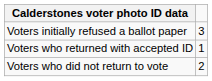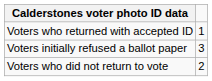rows swapped: (97, 31) <-> (100, 48)
